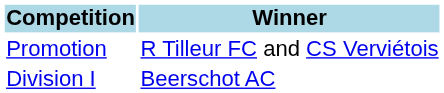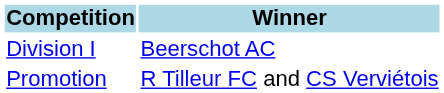rows swapped: (51, 79) <-> (56, 48)
